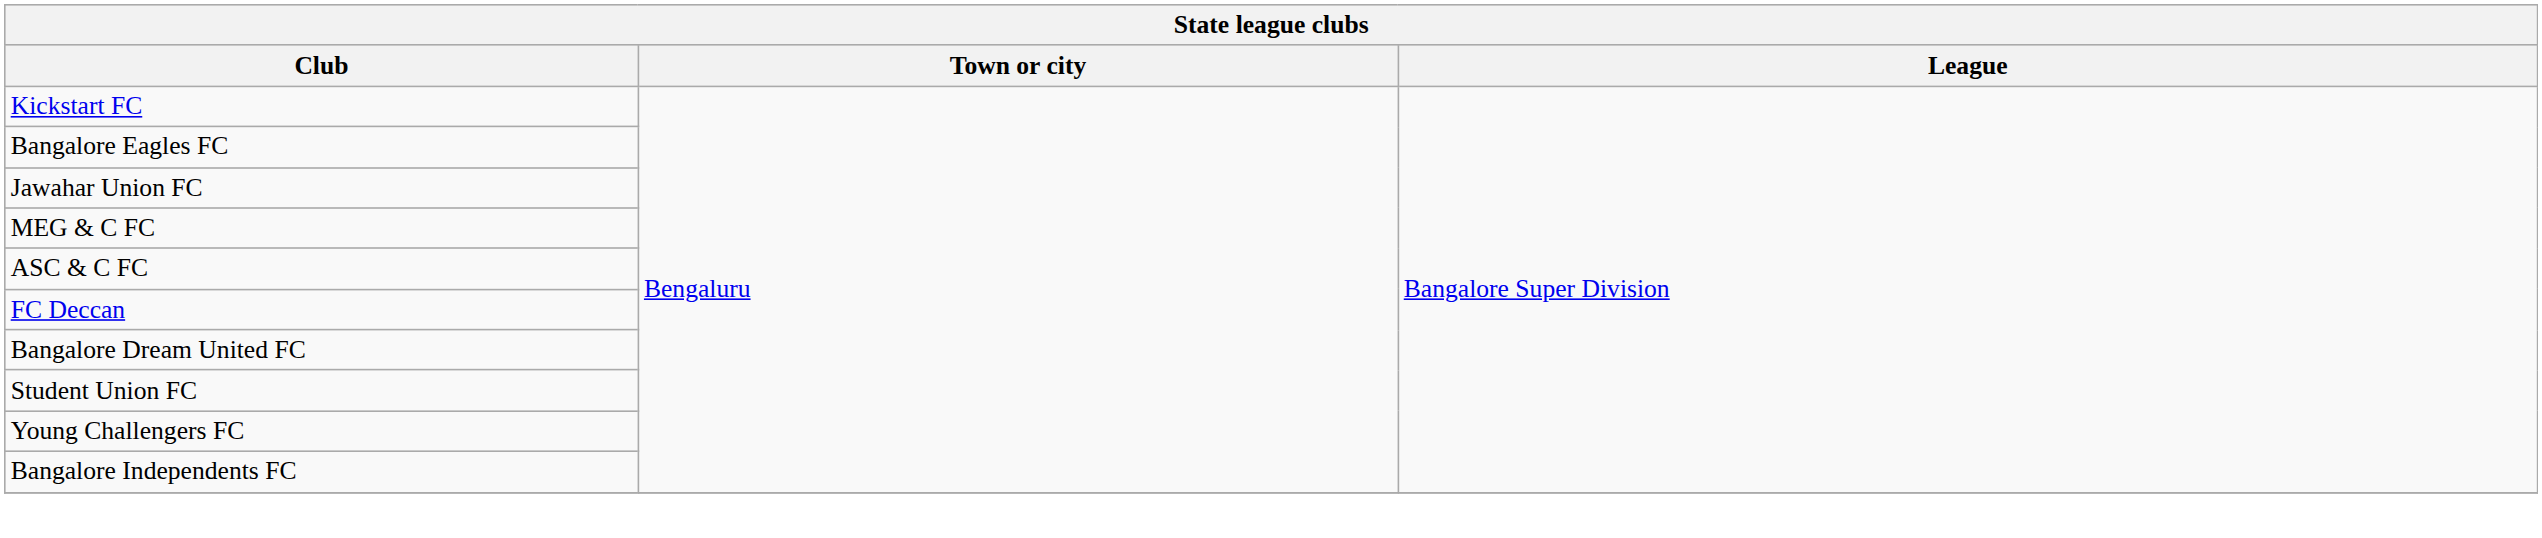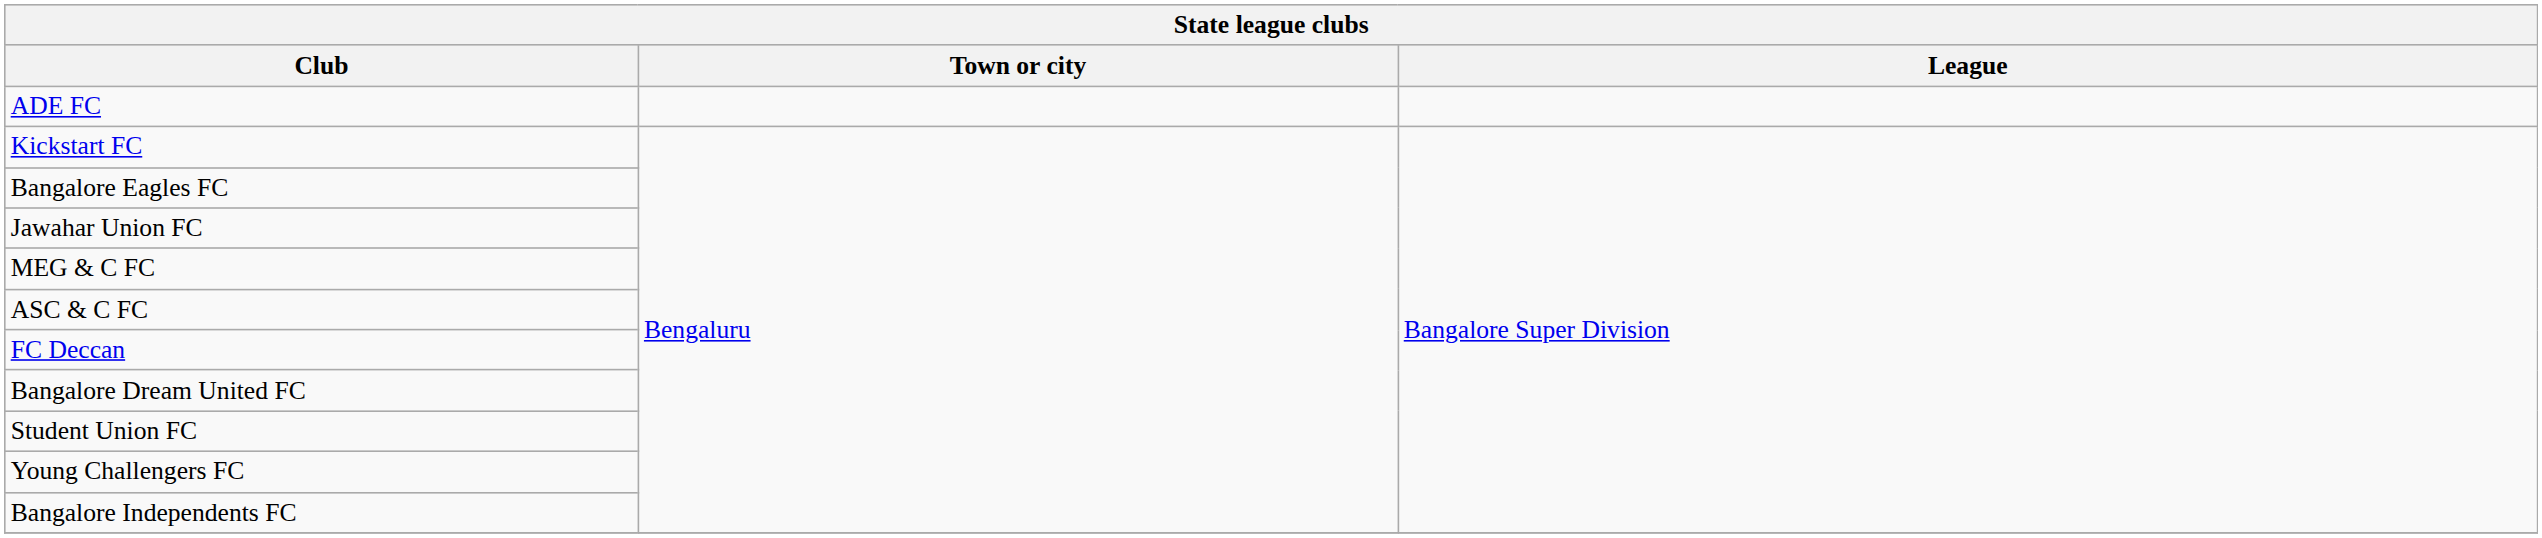+ row: (56, 106)
